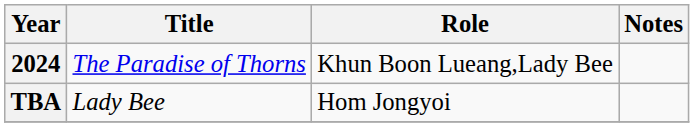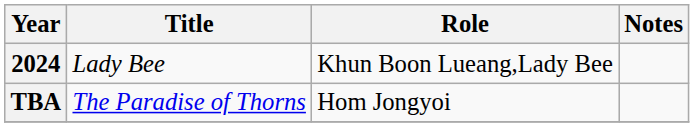(189, 63) The Paradise of Thorns -> (119, 63) Lady Bee
(119, 102) Lady Bee -> (189, 102) The Paradise of Thorns
